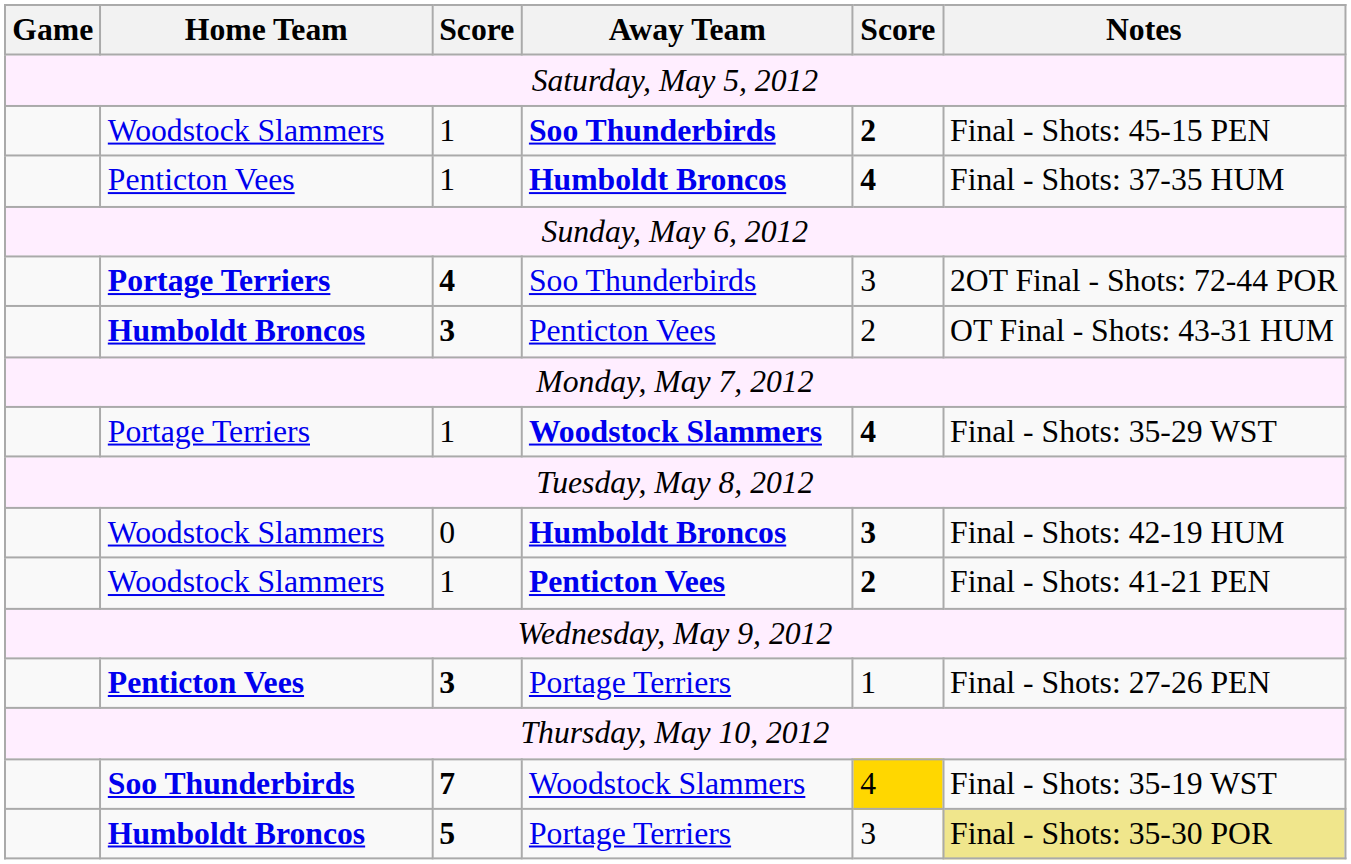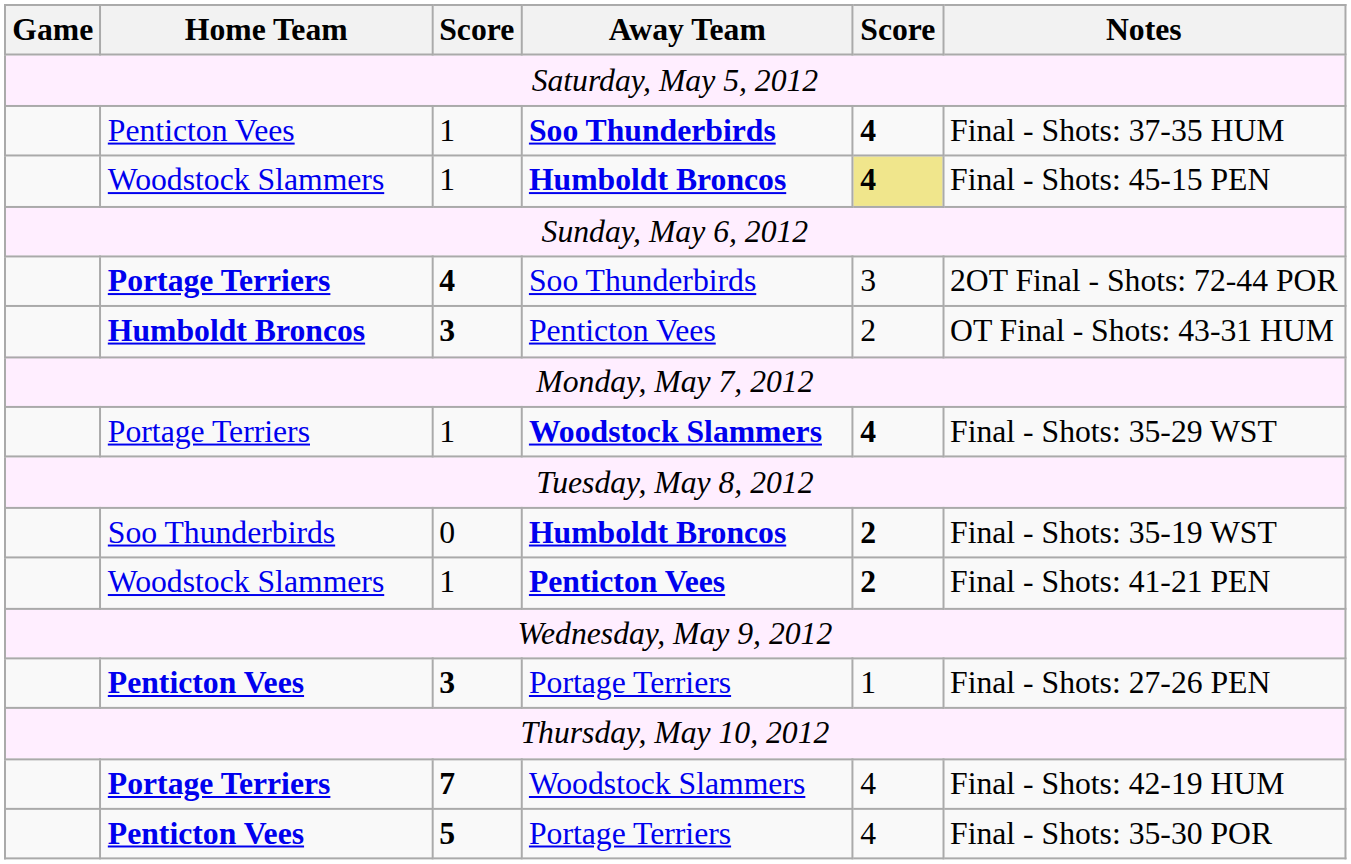(246, 130) Woodstock Slammers -> (201, 130) Penticton Vees
(868, 130) 2 -> (868, 130) 4
(1110, 130) Final - Shots: 45-15 PEN -> (1117, 130) Final - Shots: 37-35 HUM
(201, 180) Penticton Vees -> (246, 180) Woodstock Slammers
(868, 180) no background -> (868, 180) khaki background
(1117, 180) Final - Shots: 37-35 HUM -> (1110, 180) Final - Shots: 45-15 PEN
(246, 532) Woodstock Slammers -> (221, 532) Soo Thunderbirds
(868, 532) 3 -> (868, 532) 2
(1117, 532) Final - Shots: 42-19 HUM -> (1113, 532) Final - Shots: 35-19 WST
(231, 783) Soo Thunderbirds -> (219, 783) Portage Terriers
(868, 783) gold background -> (868, 783) no background
(1113, 783) Final - Shots: 35-19 WST -> (1117, 783) Final - Shots: 42-19 HUM
(236, 833) Humboldt Broncos -> (206, 833) Penticton Vees
(868, 833) 3 -> (868, 833) 4
(1111, 833) khaki background -> (1111, 833) no background
